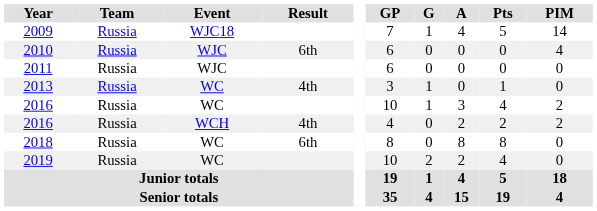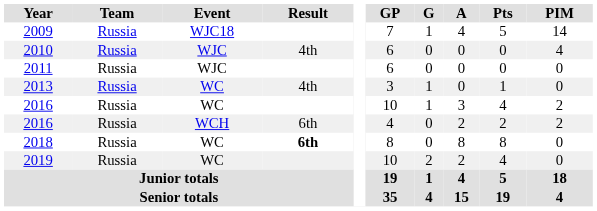(308, 50) 6th -> (308, 50) 4th
(308, 123) 4th -> (308, 123) 6th
(308, 142) normal -> (308, 142) bold
